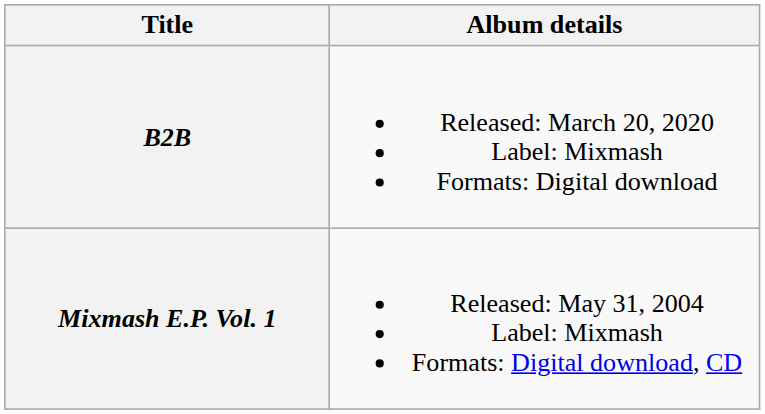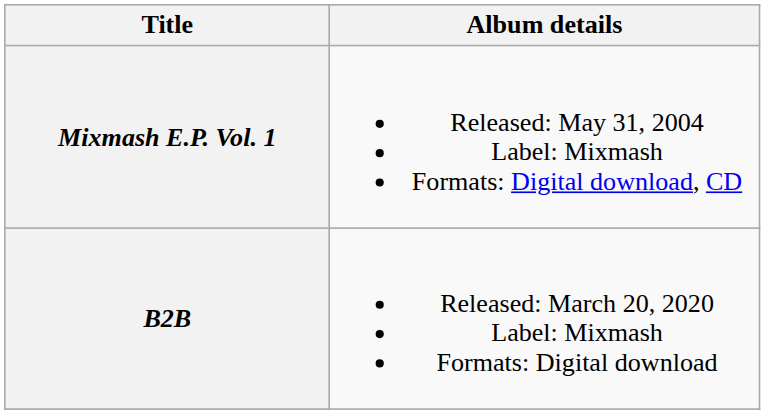rows swapped: (167, 318) <-> (167, 136)
